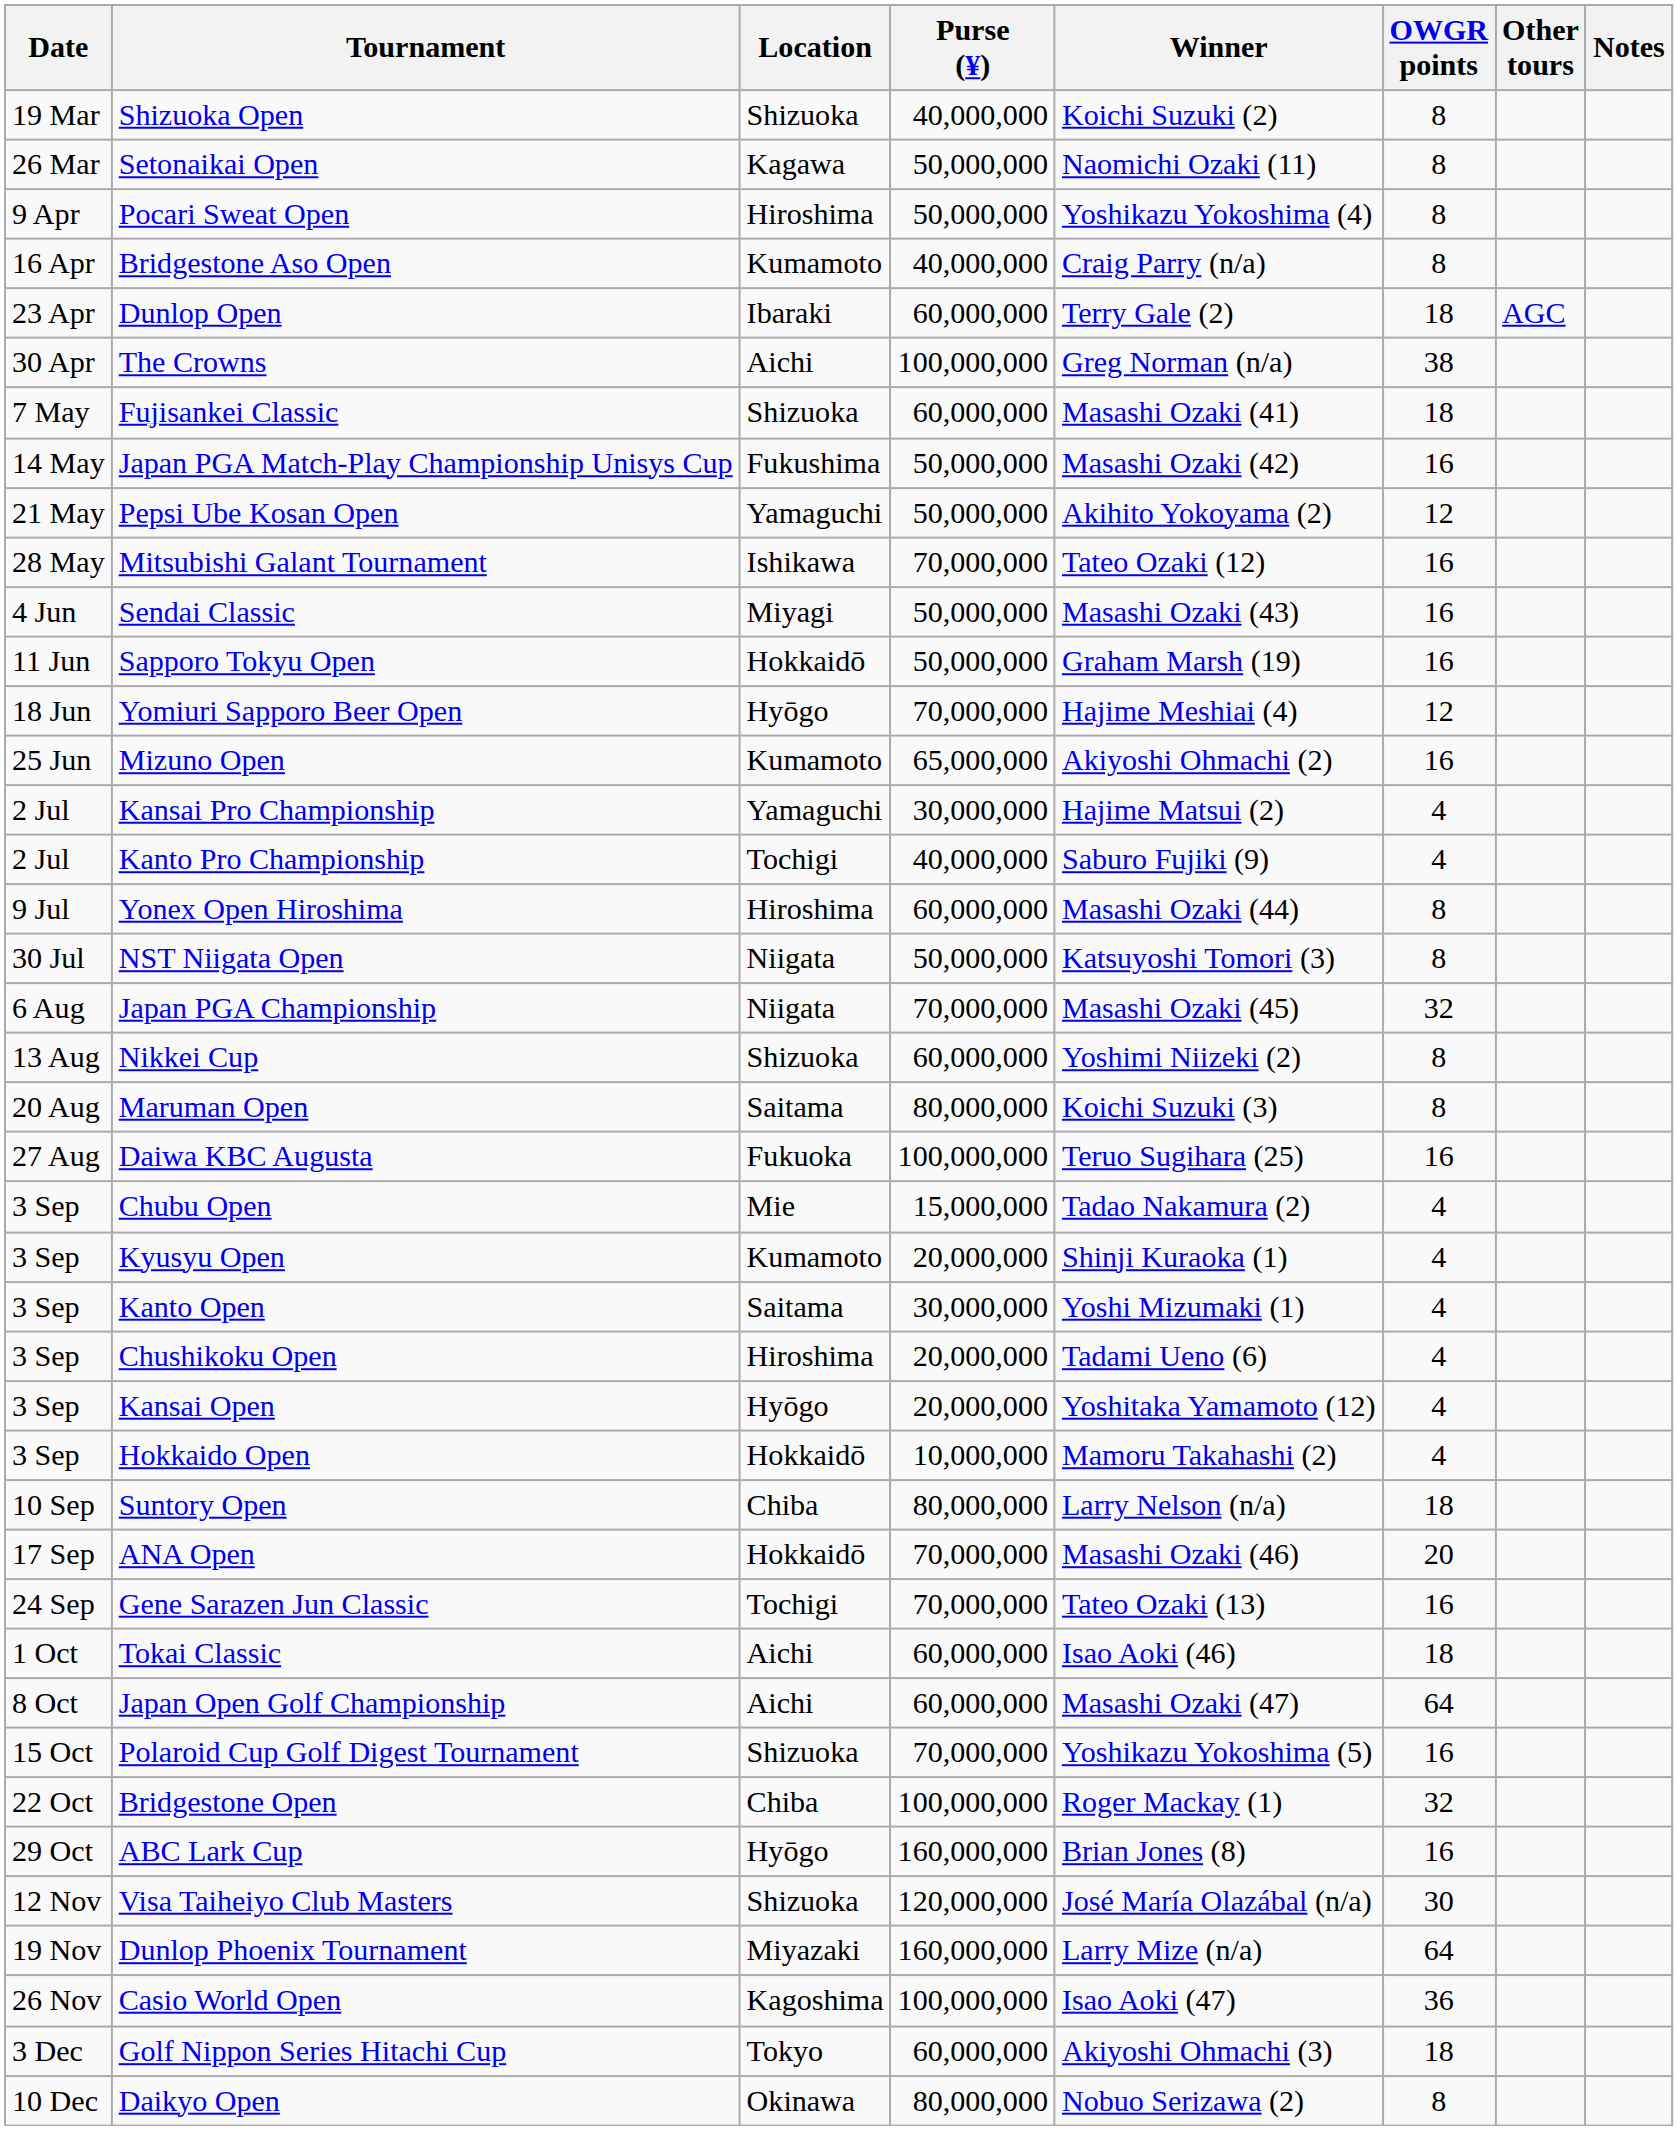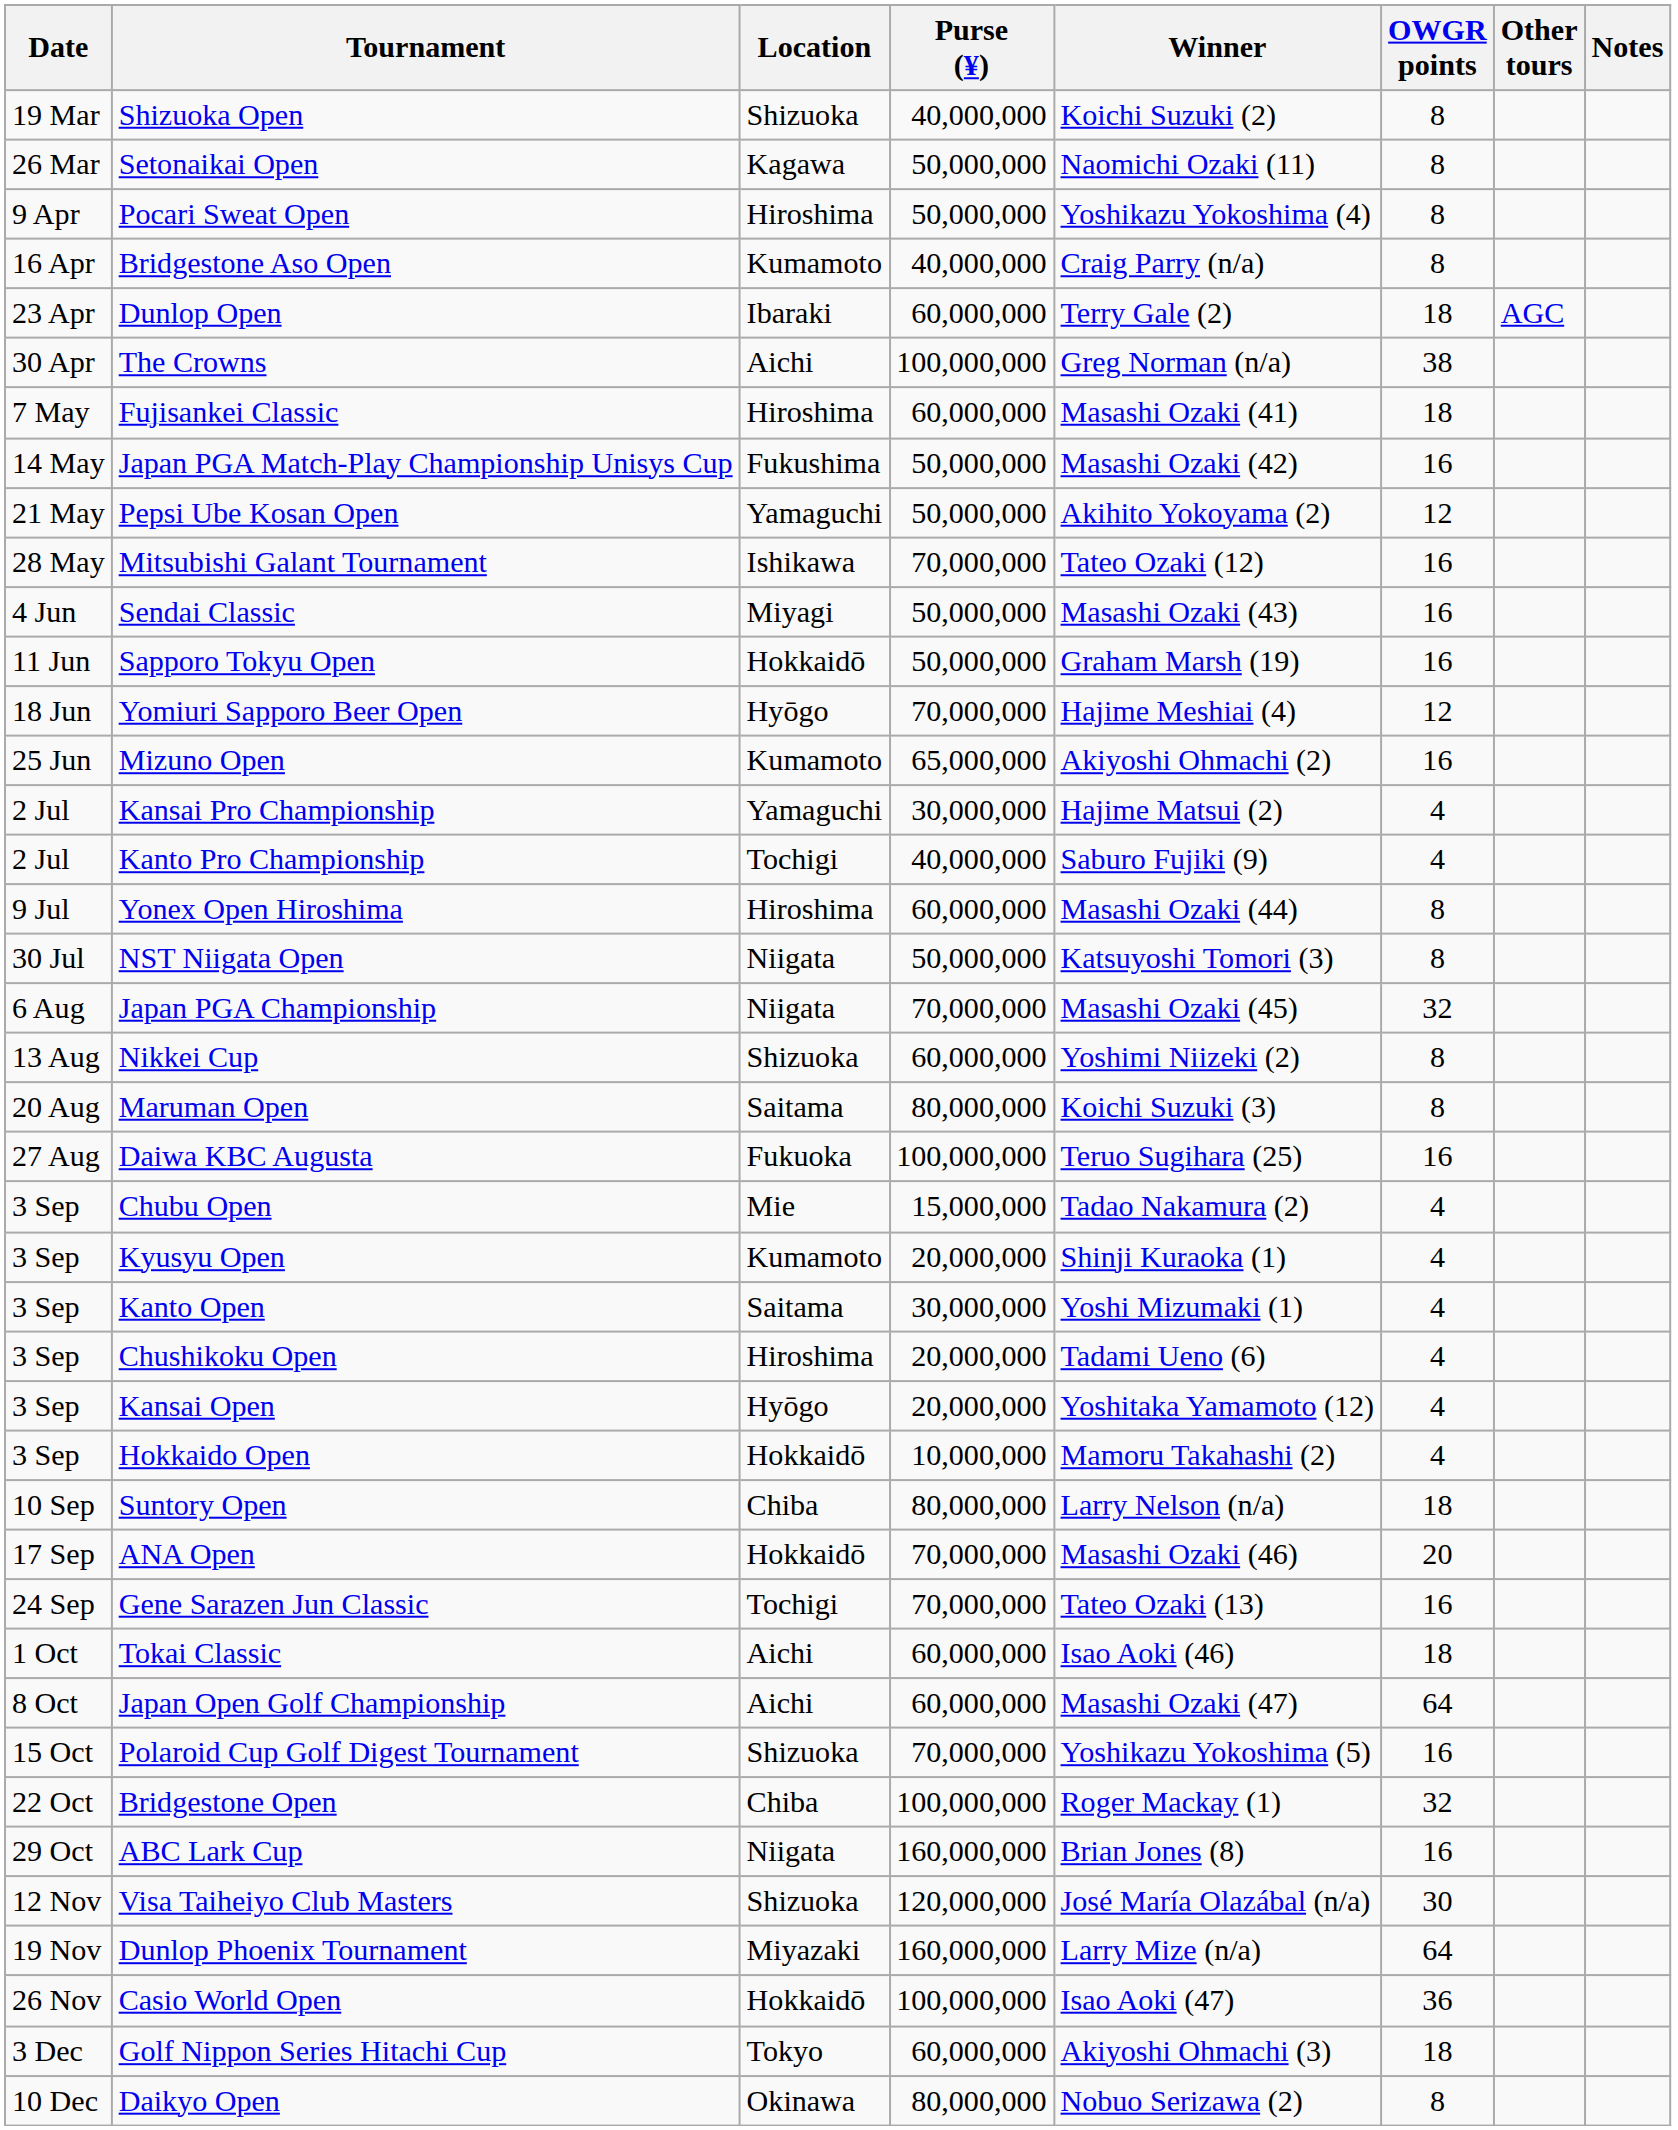(803, 412) Shizuoka -> (810, 412) Hiroshima
(788, 1851) Hyōgo -> (791, 1851) Niigata
(815, 2000) Kagoshima -> (806, 2000) Hokkaidō
